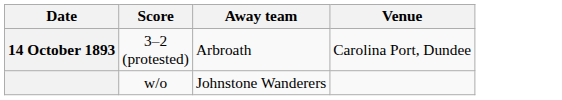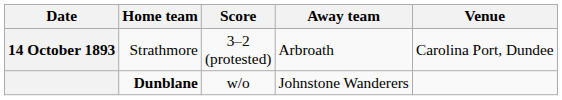+ column: (160, 16)
